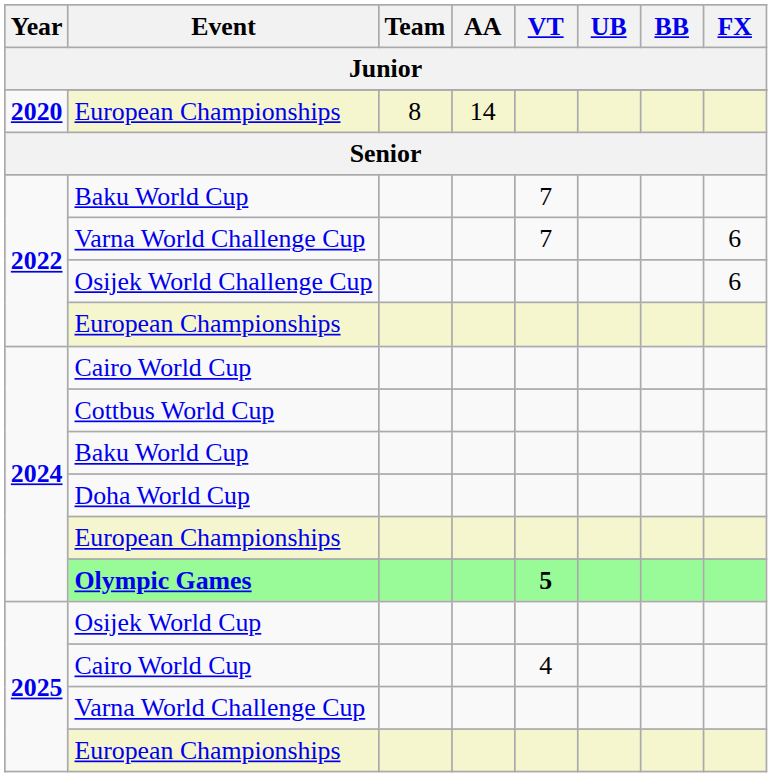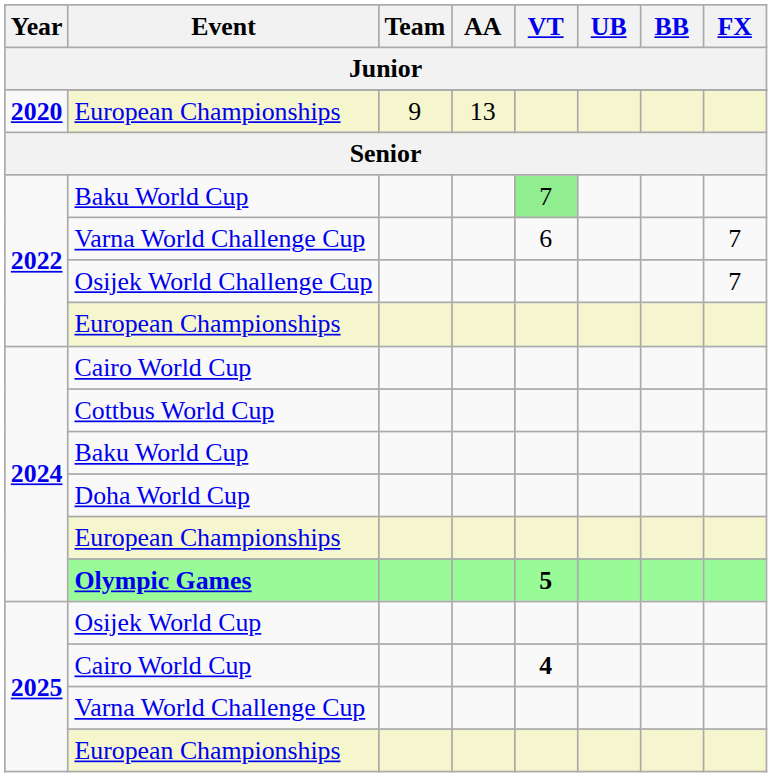(415, 111) 8 -> (415, 111) 9
(483, 111) 14 -> (483, 111) 13
(546, 196) no background -> (546, 196) lightgreen background
(546, 239) 7 -> (546, 239) 6
(735, 239) 6 -> (735, 239) 7
(735, 281) 6 -> (735, 281) 7
(546, 665) normal -> (546, 665) bold
